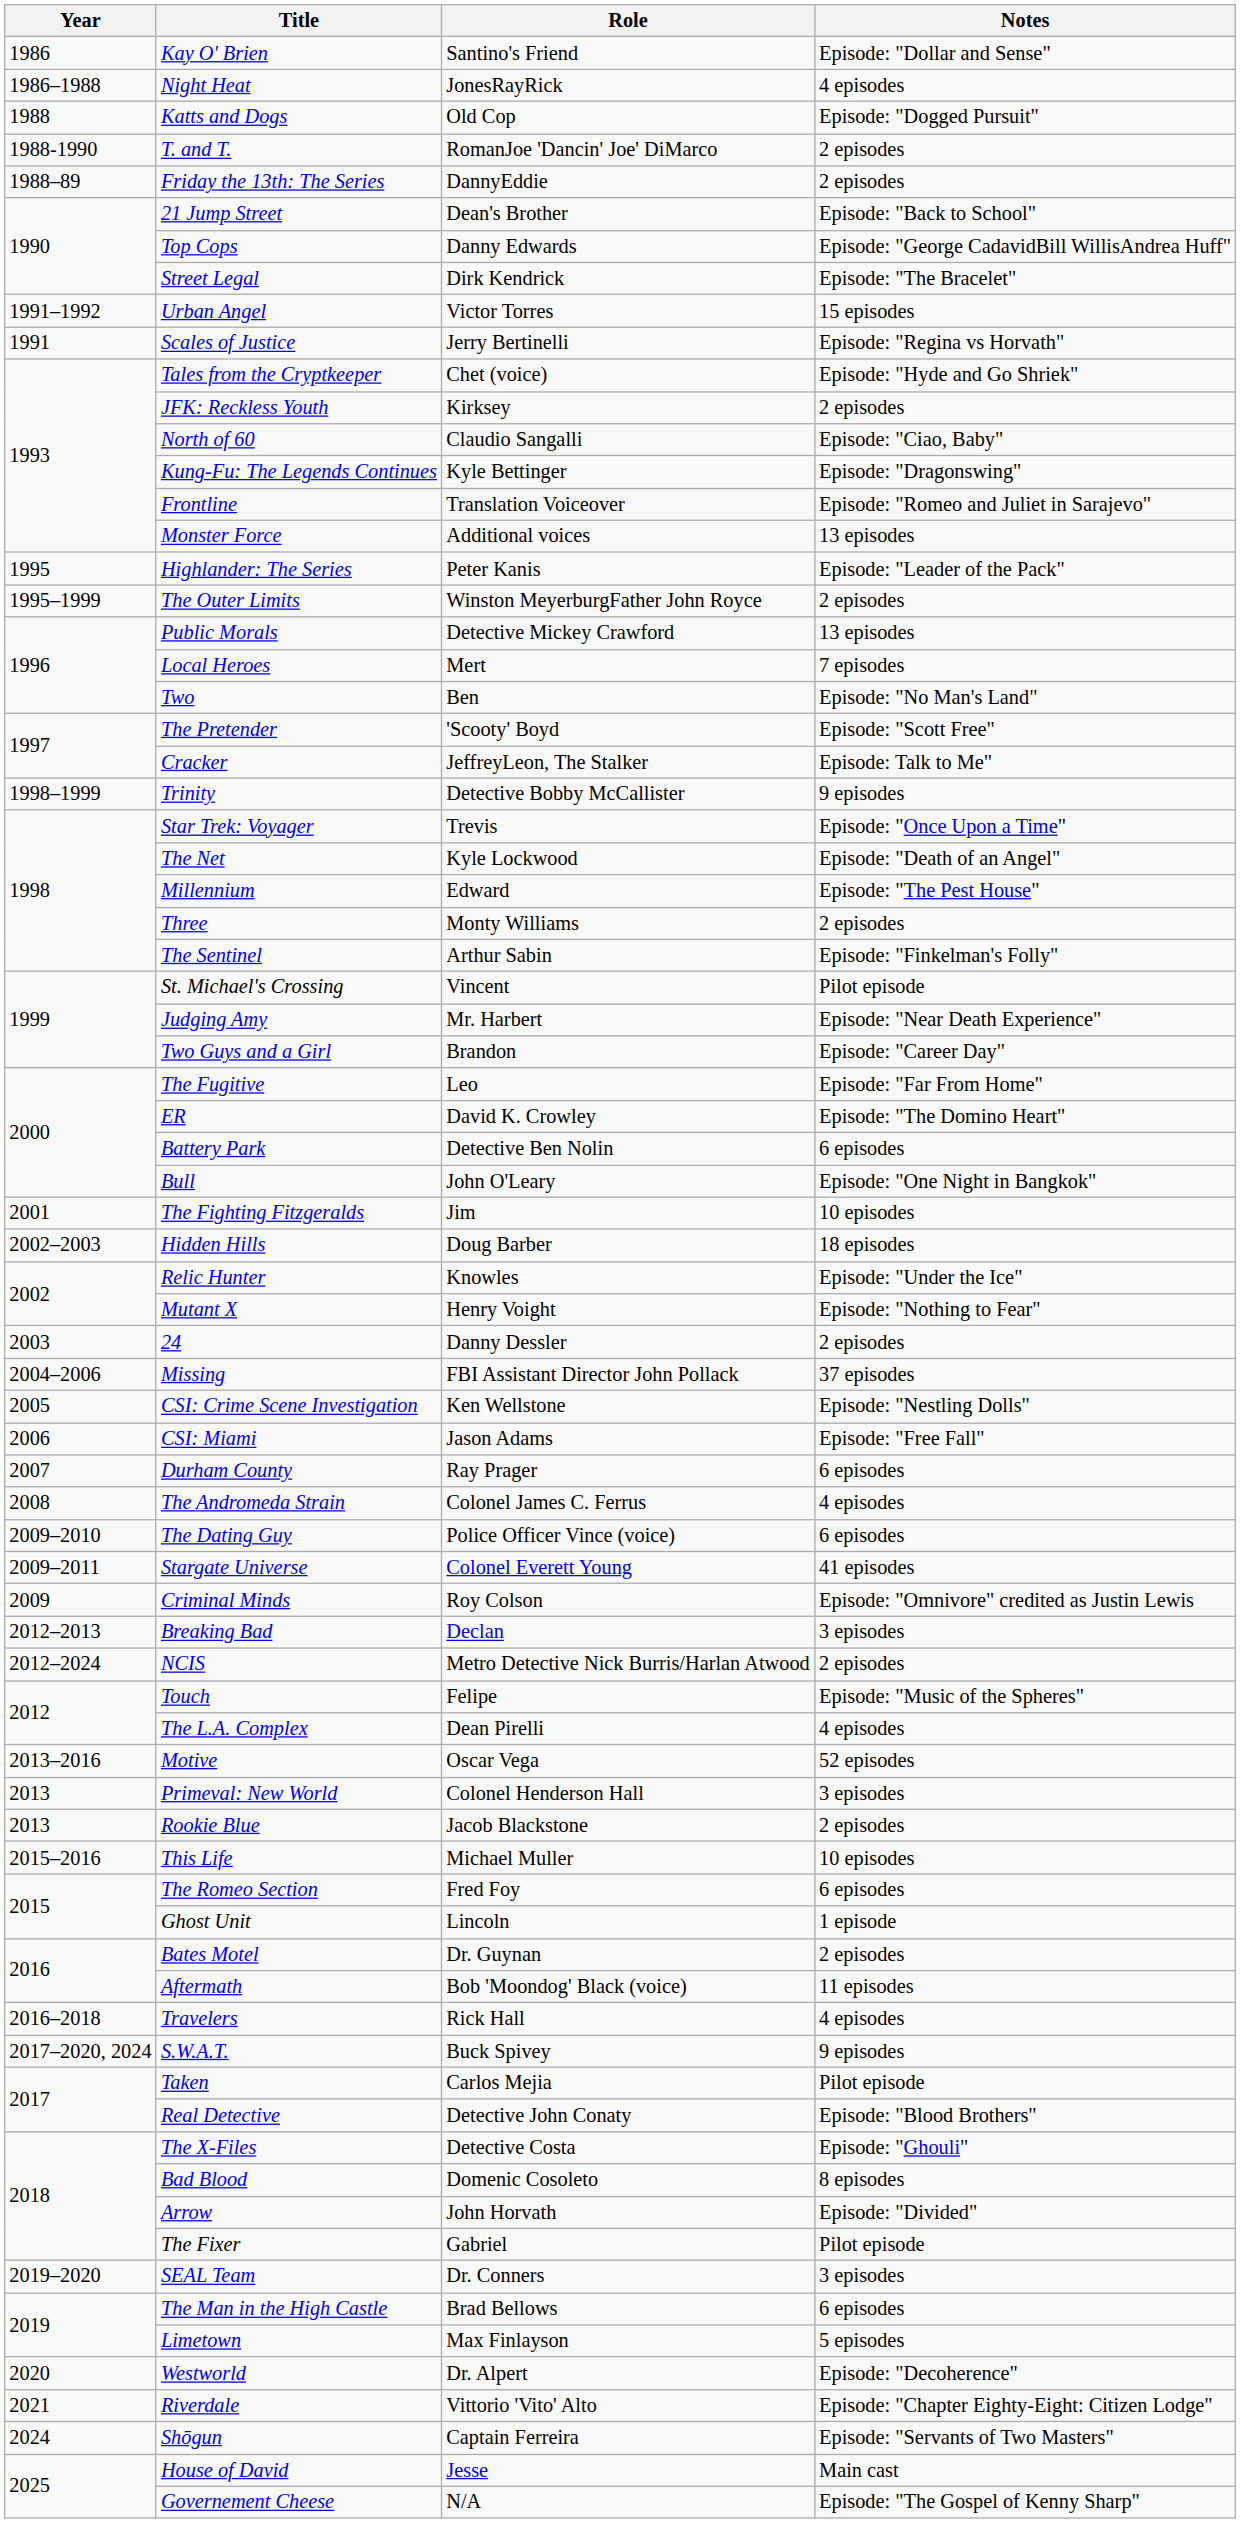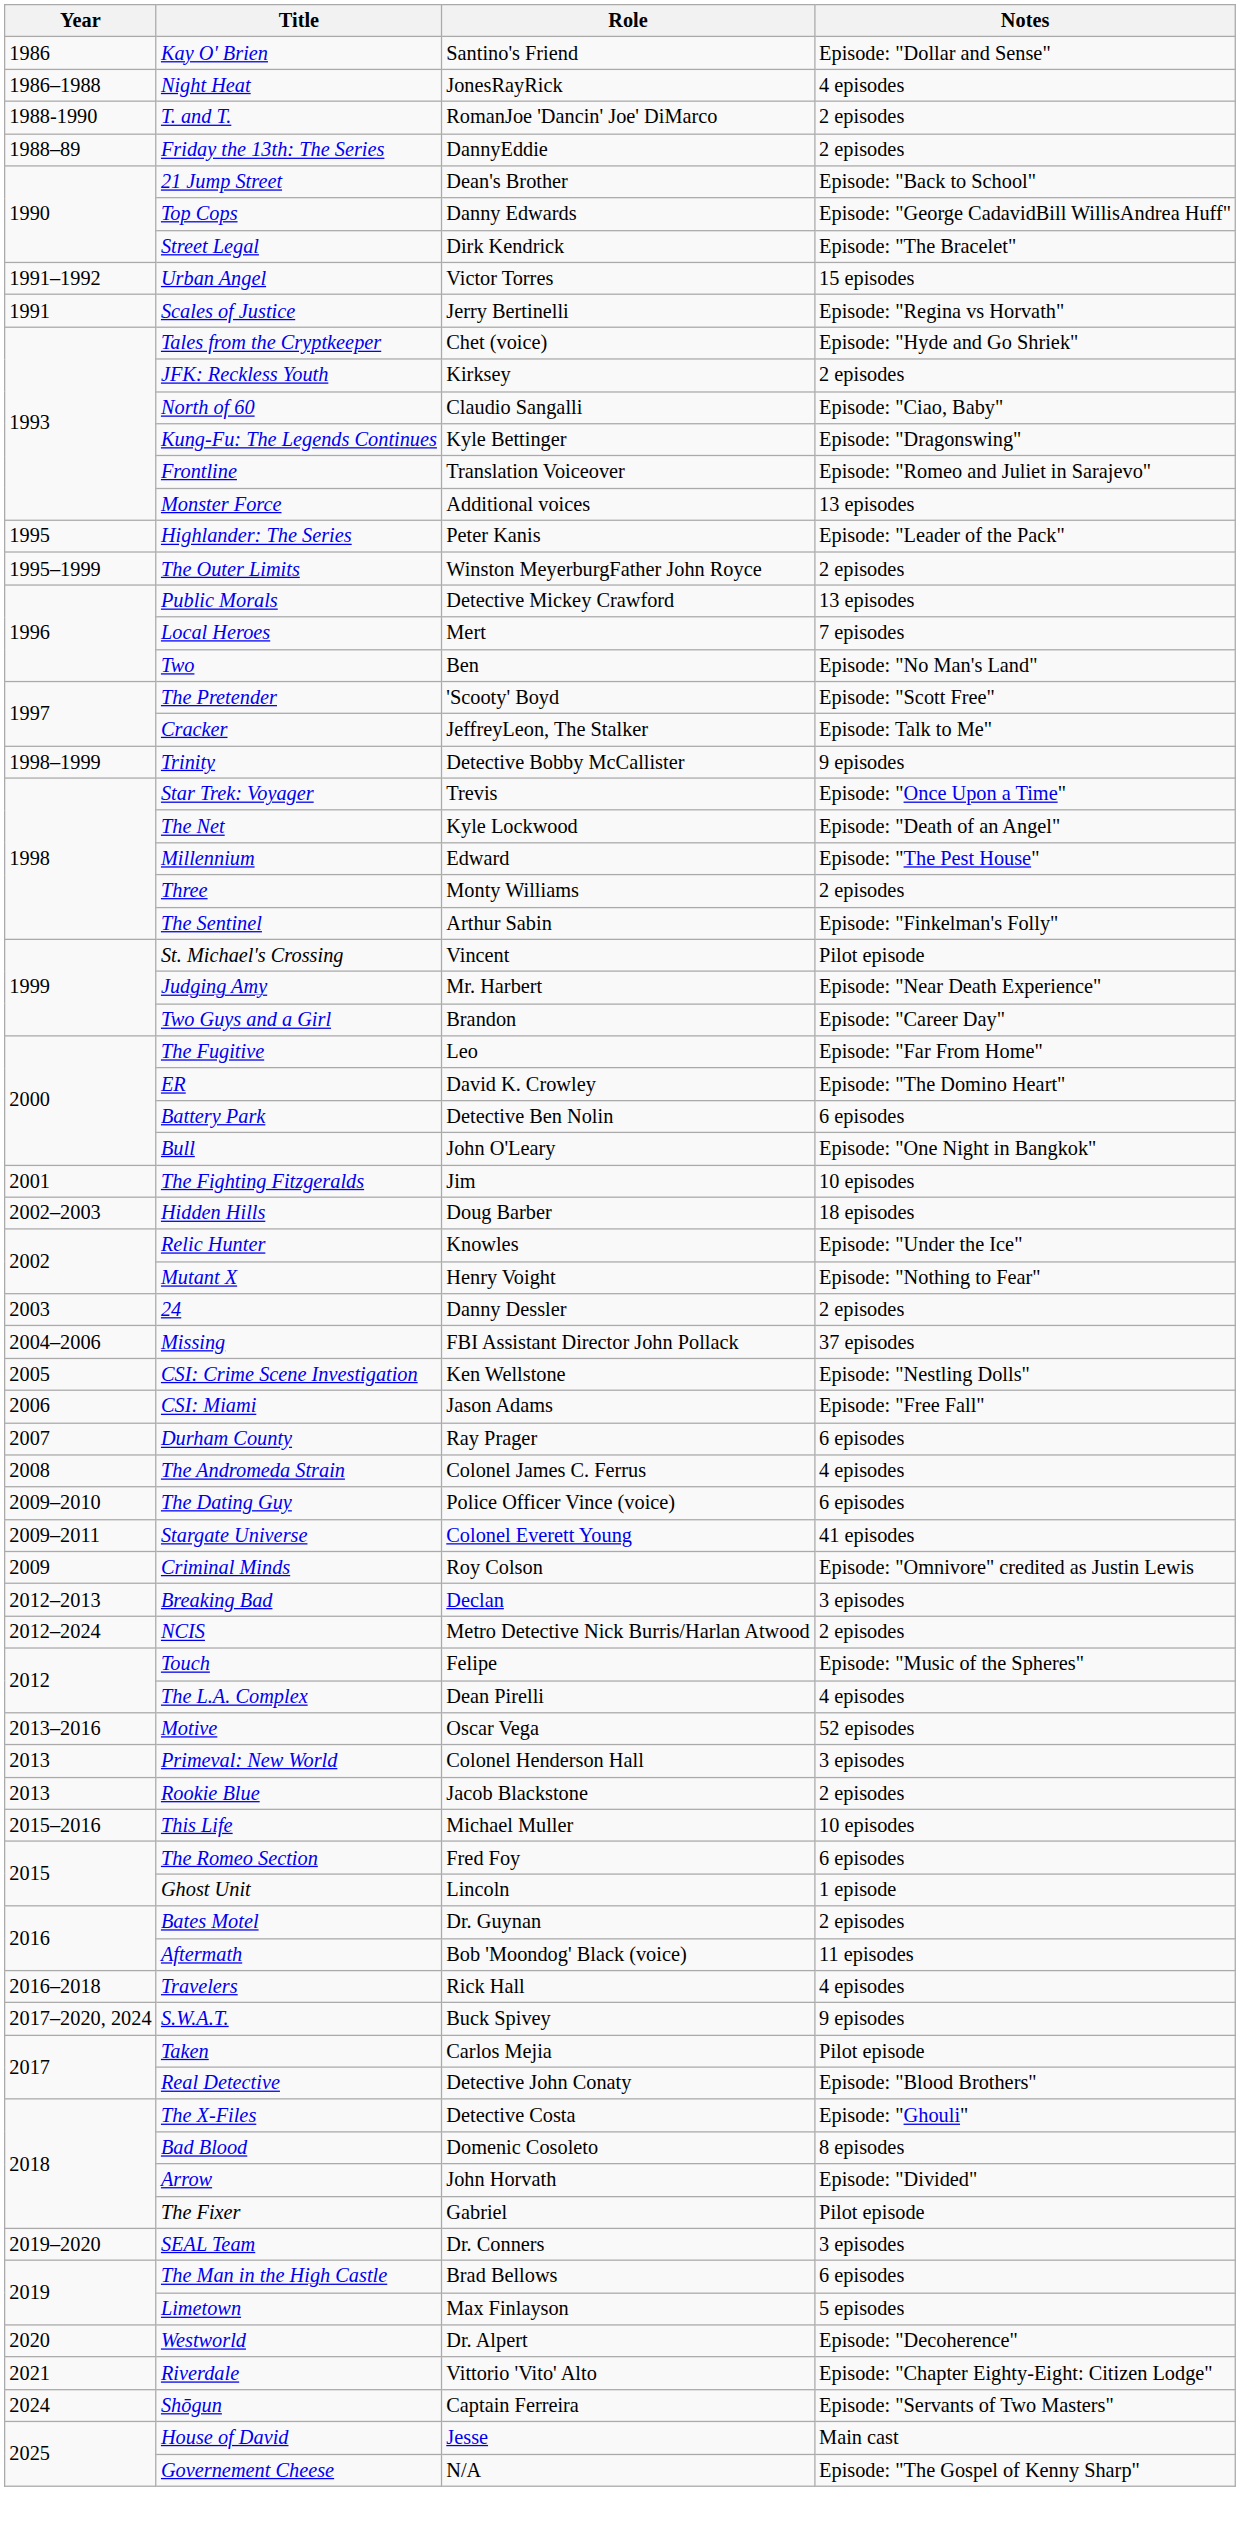- row: (224, 117)
